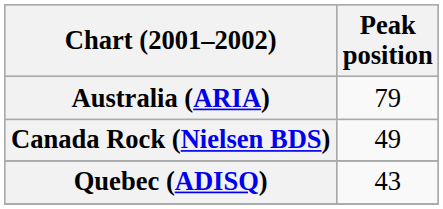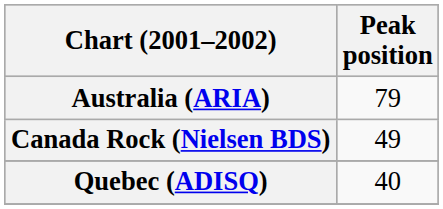(388, 181) 43 -> (388, 181) 40
